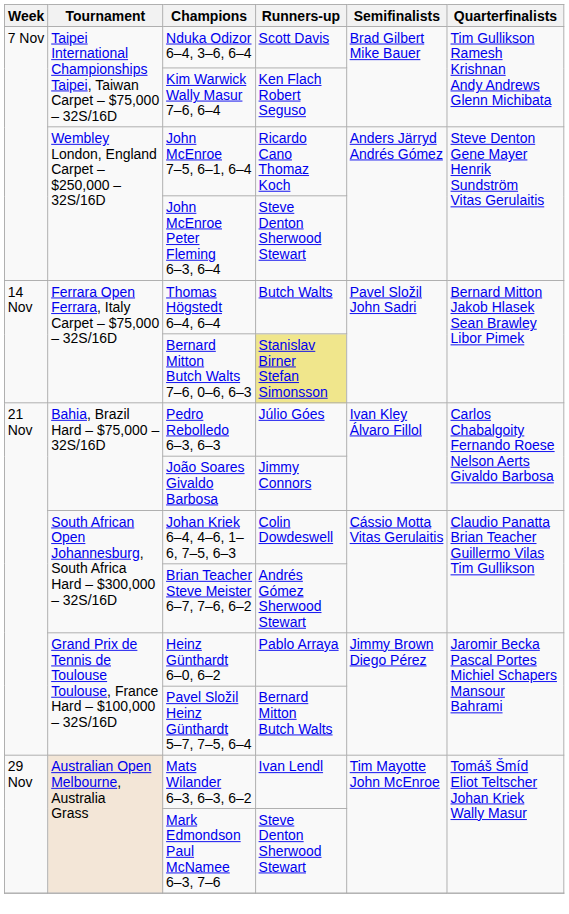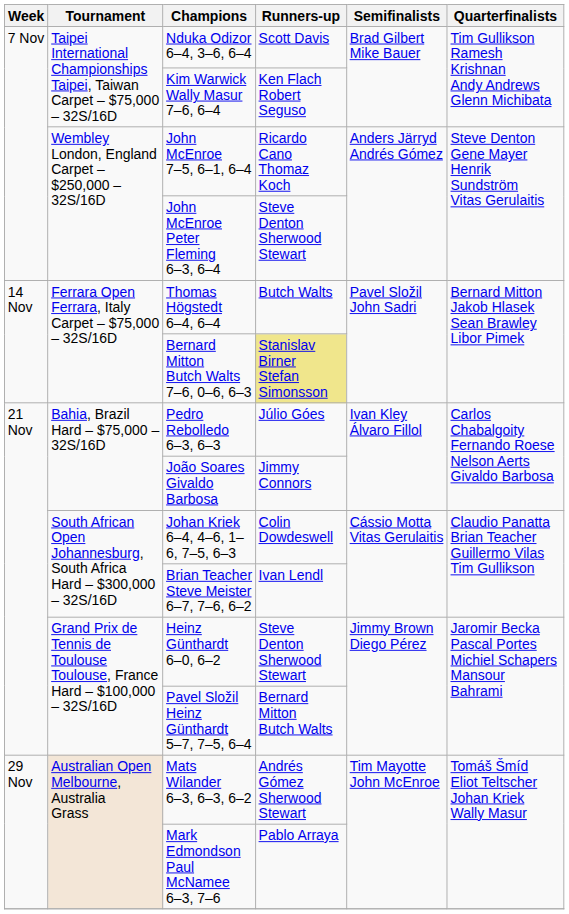(290, 598) Andrés Gómez Sherwood Stewart -> (291, 575) Ivan Lendl
(299, 644) Pablo Arraya -> (290, 652) Steve Denton Sherwood Stewart
(291, 766) Ivan Lendl -> (290, 790) Andrés Gómez Sherwood Stewart
(290, 843) Steve Denton Sherwood Stewart -> (299, 835) Pablo Arraya
